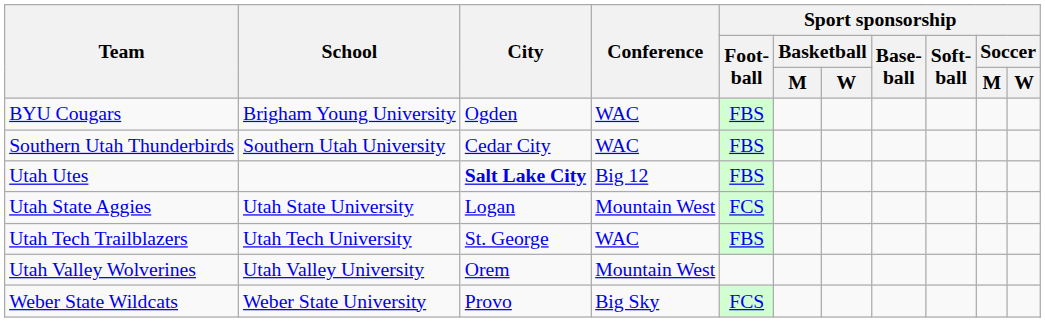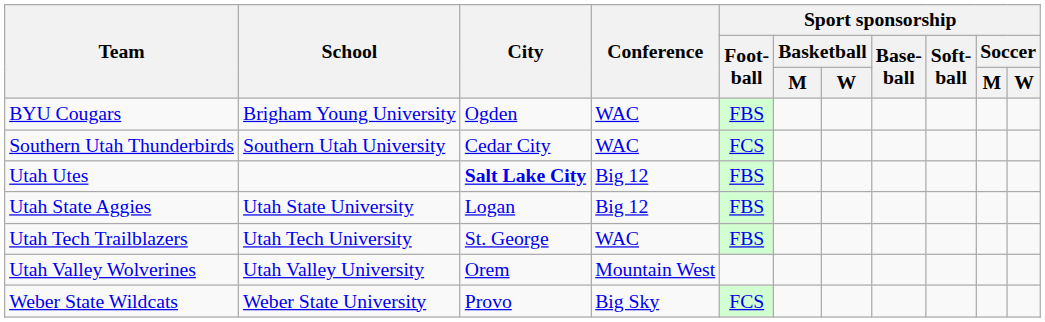(747, 144) FBS -> (747, 144) FCS
(655, 207) Mountain West -> (622, 207) Big 12
(747, 207) FCS -> (747, 207) FBS
